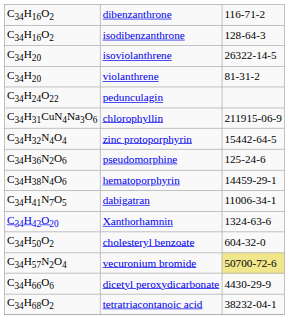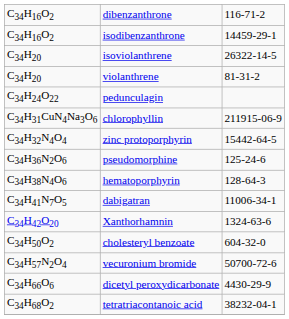(245, 35) 128-64-3 -> (251, 35) 14459-29-1
(251, 180) 14459-29-1 -> (245, 180) 128-64-3
(251, 263) khaki background -> (251, 263) no background
